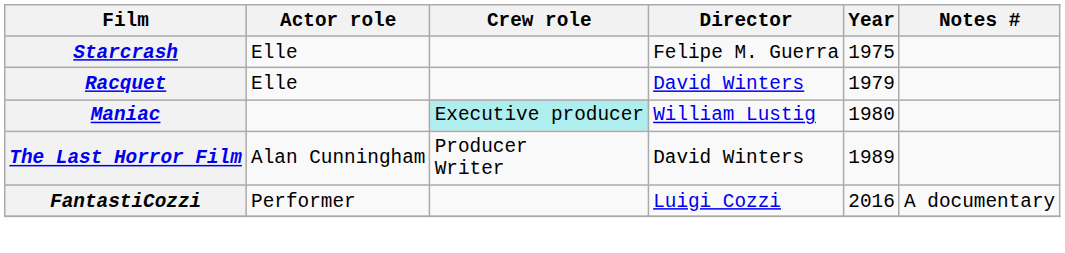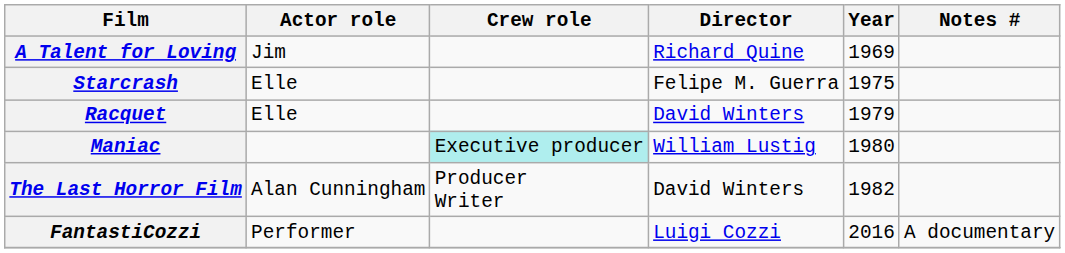+ row: (126, 52)
(872, 158) 1989 -> (872, 190) 1982
